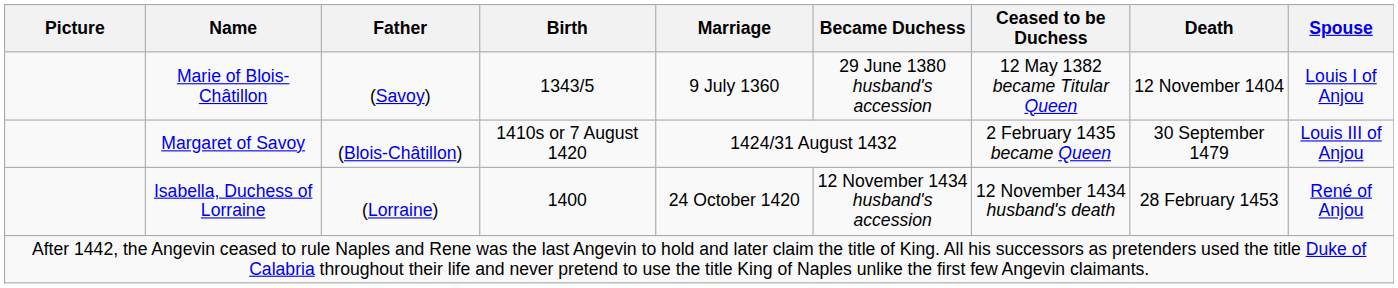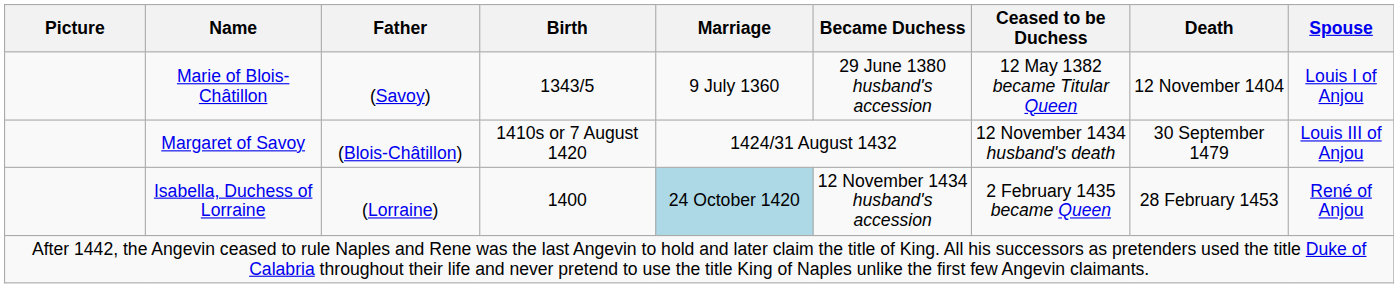(1051, 143) 2 February 1435 became Queen -> (1051, 143) 12 November 1434 husband's death
(734, 201) no background -> (734, 201) lightblue background
(1051, 201) 12 November 1434 husband's death -> (1051, 201) 2 February 1435 became Queen
